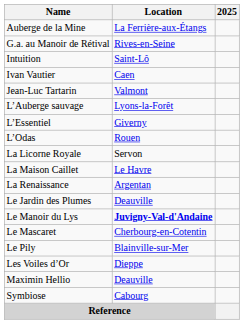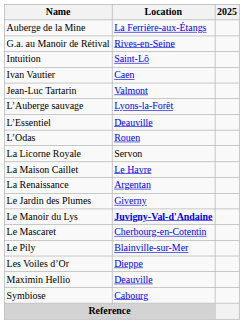(130, 122) Giverny -> (133, 122) Deauville
(133, 201) Deauville -> (130, 201) Giverny
